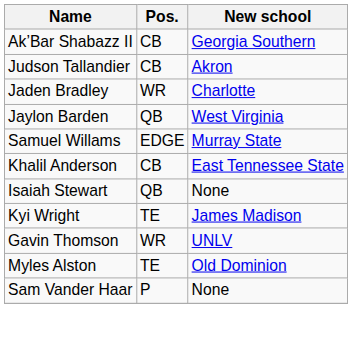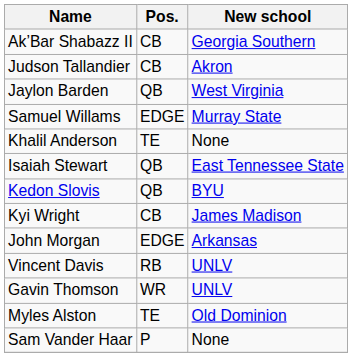- row: (58, 91)
(151, 166) CB -> (150, 141) TE
(268, 166) East Tennessee State -> (210, 141) None
(210, 191) None -> (268, 166) East Tennessee State
+ row: (54, 191)
(150, 215) TE -> (151, 215) CB
+ row: (54, 240)
+ row: (56, 265)
